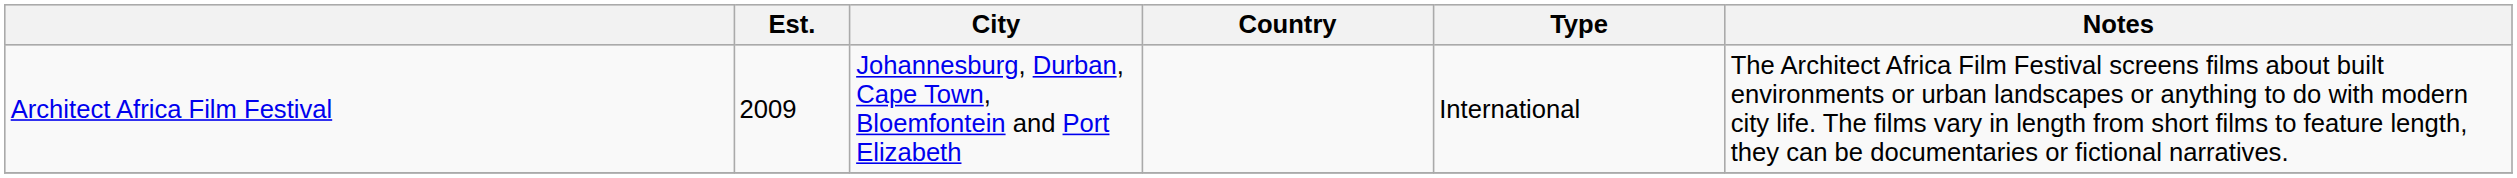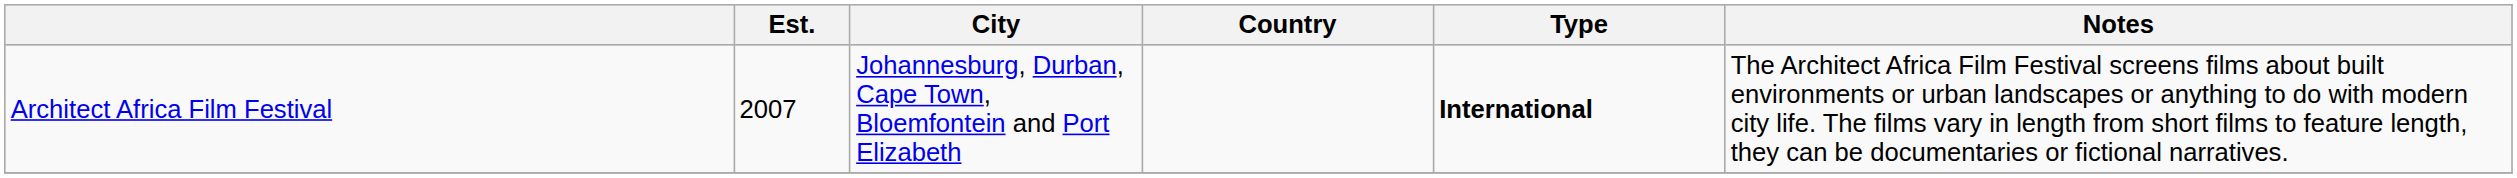(768, 108) 2009 -> (768, 108) 2007
(1510, 108) normal -> (1516, 108) bold
